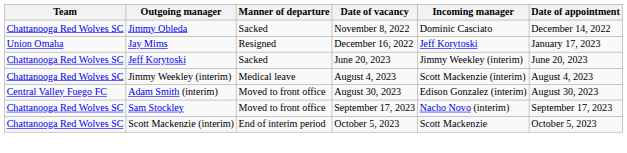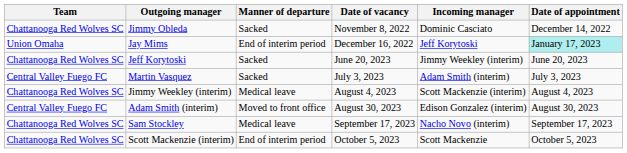(257, 44) Resigned -> (282, 44) End of interim period
(566, 44) no background -> (566, 44) paleturquoise background
+ row: (160, 76)
(282, 108) Moved to front office -> (267, 124) Medical leave
